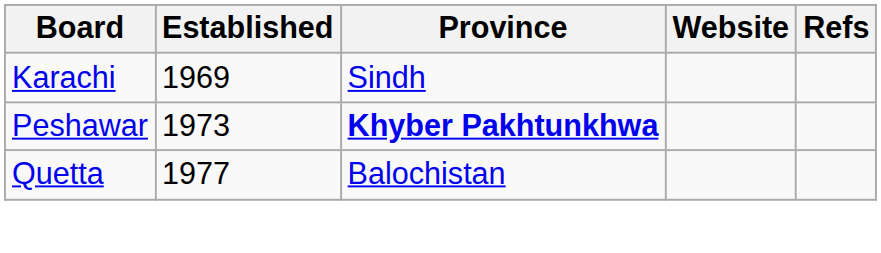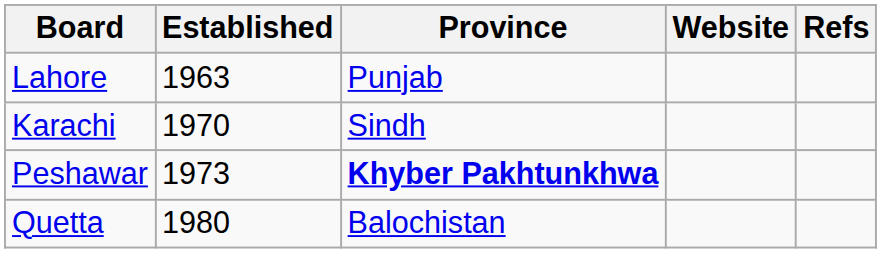+ row: (60, 77)
(196, 77) 1969 -> (196, 125) 1970
(196, 174) 1977 -> (196, 222) 1980
